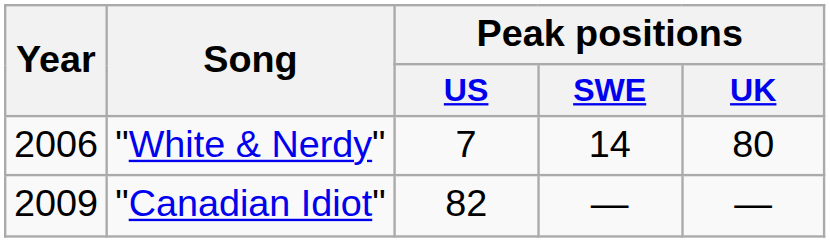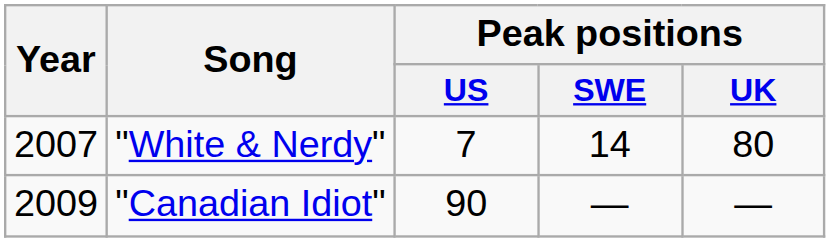(56, 144) 2006 -> (56, 144) 2007
(466, 204) 82 -> (466, 204) 90
